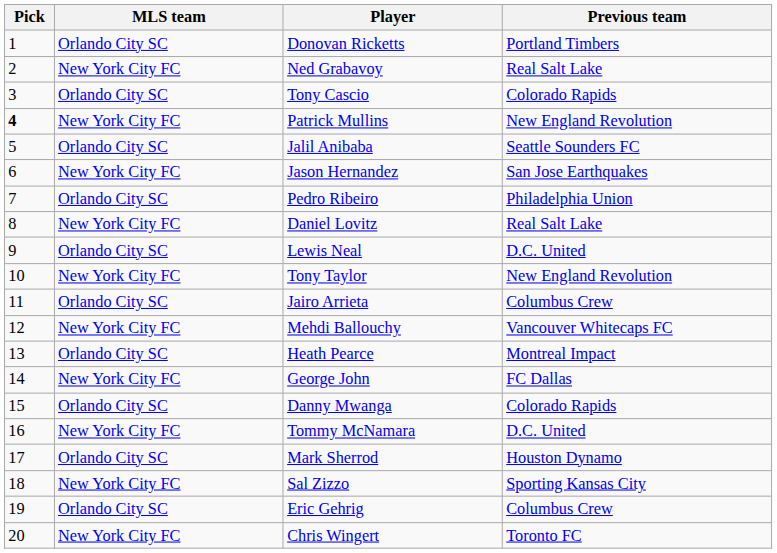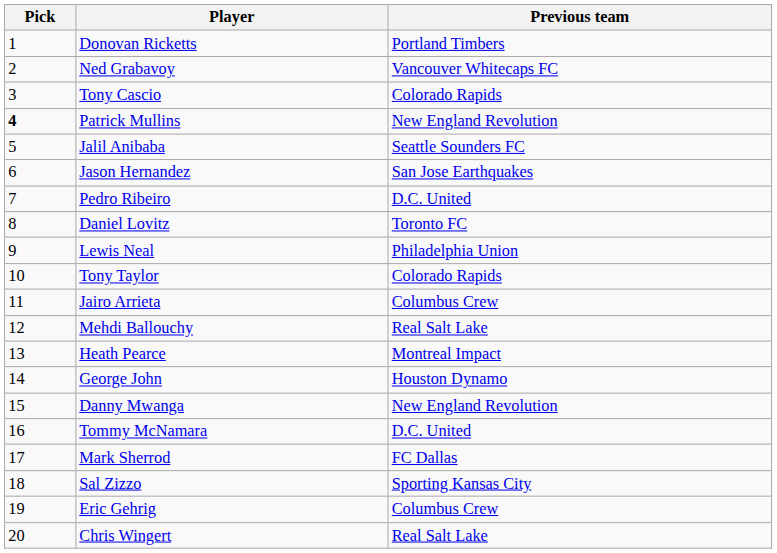- column: (169, 17)
(554, 69) Real Salt Lake -> (475, 69) Vancouver Whitecaps FC
(569, 198) Philadelphia Union -> (431, 198) D.C. United
(554, 224) Real Salt Lake -> (429, 224) Toronto FC
(546, 250) D.C. United -> (455, 250) Philadelphia Union
(589, 276) New England Revolution -> (447, 276) Colorado Rapids
(589, 328) Vancouver Whitecaps FC -> (440, 328) Real Salt Lake
(539, 379) FC Dallas -> (450, 379) Houston Dynamo
(561, 405) Colorado Rapids -> (475, 405) New England Revolution
(564, 457) Houston Dynamo -> (425, 457) FC Dallas
(544, 535) Toronto FC -> (440, 535) Real Salt Lake
